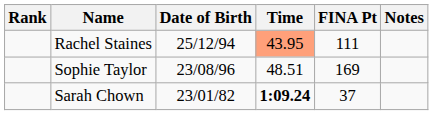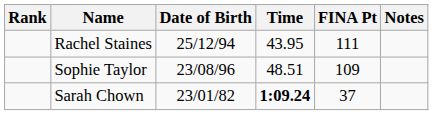(285, 43) lightsalmon background -> (285, 43) no background
(347, 69) 169 -> (347, 69) 109
